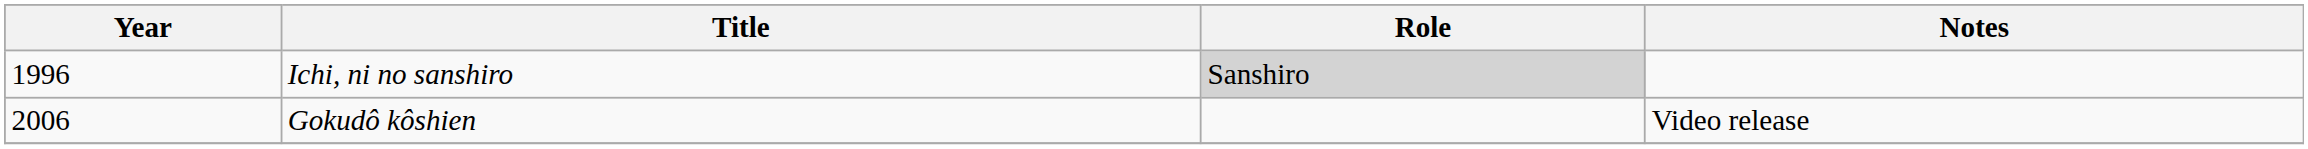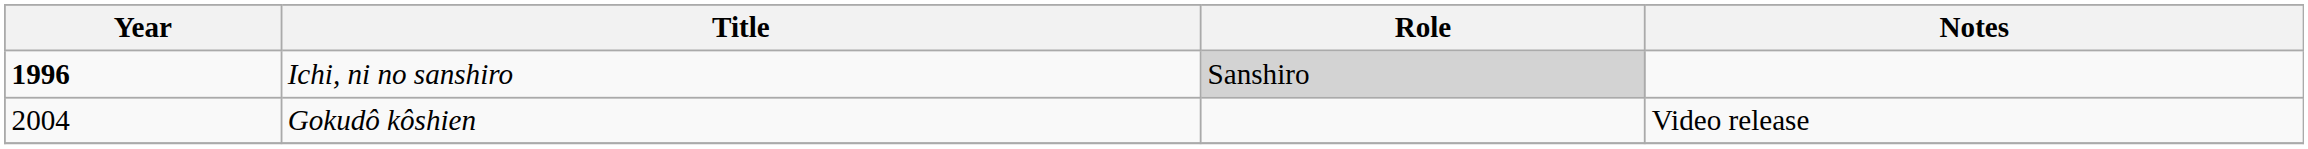(41, 73) normal -> (41, 73) bold
(41, 119) 2006 -> (41, 119) 2004
